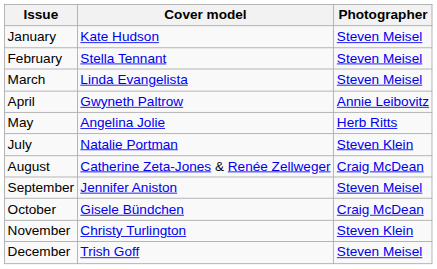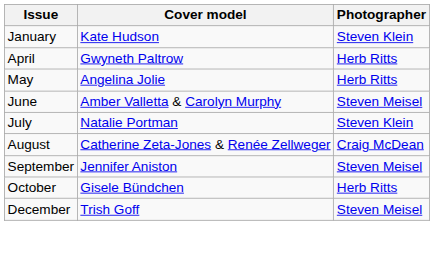(380, 36) Steven Meisel -> (375, 36) Steven Klein
- row: (35, 58)
- row: (26, 79)
(383, 101) Annie Leibovitz -> (367, 58) Herb Ritts
+ row: (22, 101)
(380, 209) Craig McDean -> (367, 187) Herb Ritts
- row: (39, 230)
